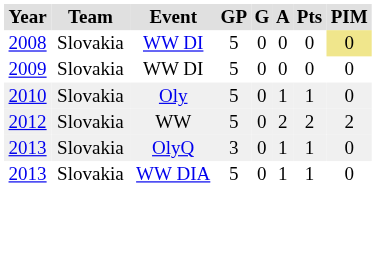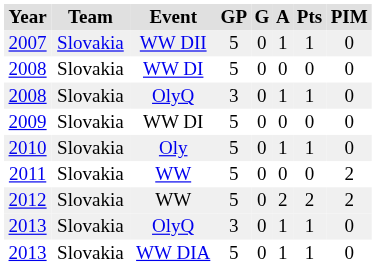+ row: (28, 43)
(349, 43) khaki background -> (349, 69) no background
+ row: (28, 95)
+ row: (28, 174)
